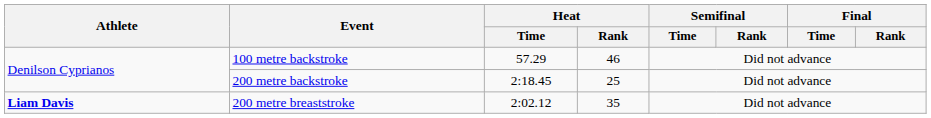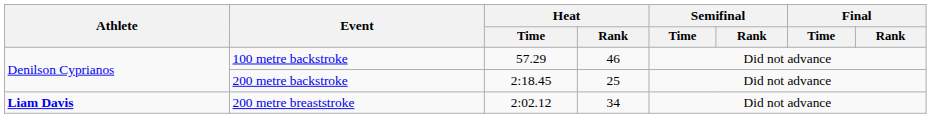(613, 103) 35 -> (613, 103) 34
